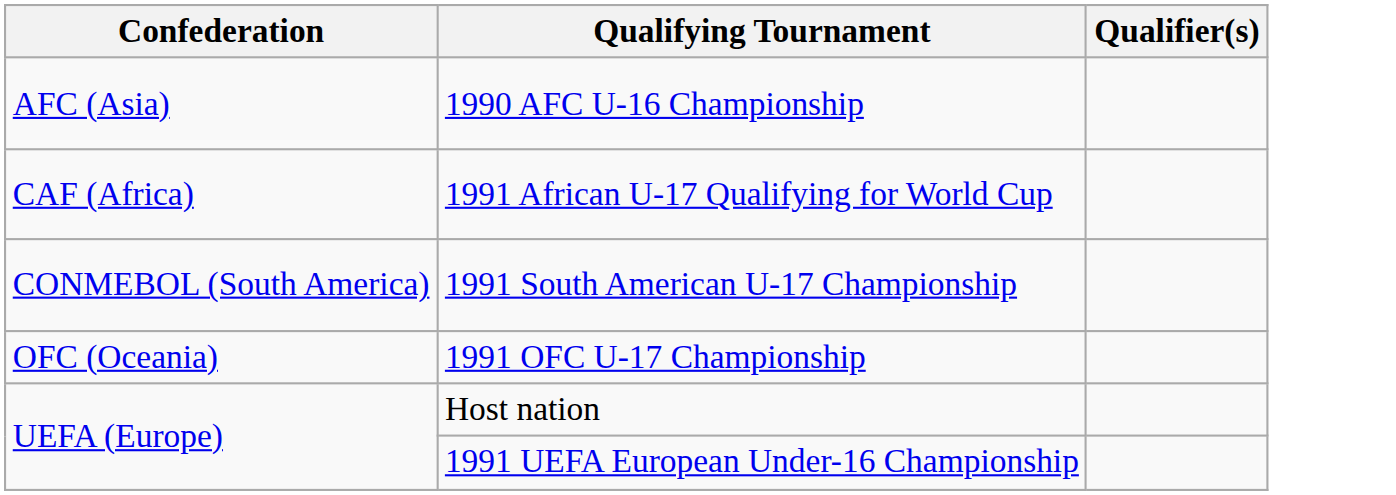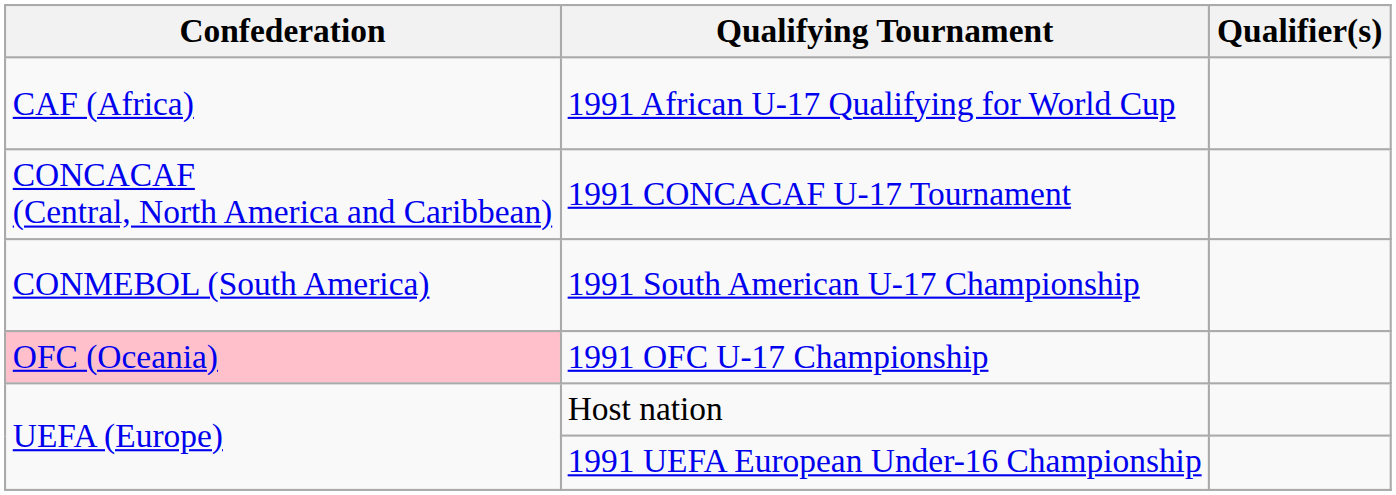- row: (654, 102)
+ row: (819, 193)
(115, 356) no background -> (115, 356) pink background
